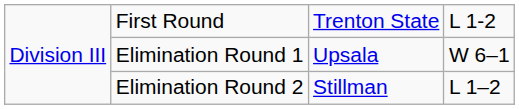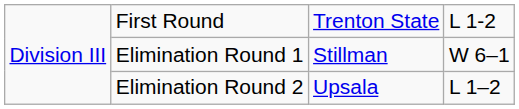(346, 54) Upsala -> (350, 54) Stillman
(350, 87) Stillman -> (346, 87) Upsala
